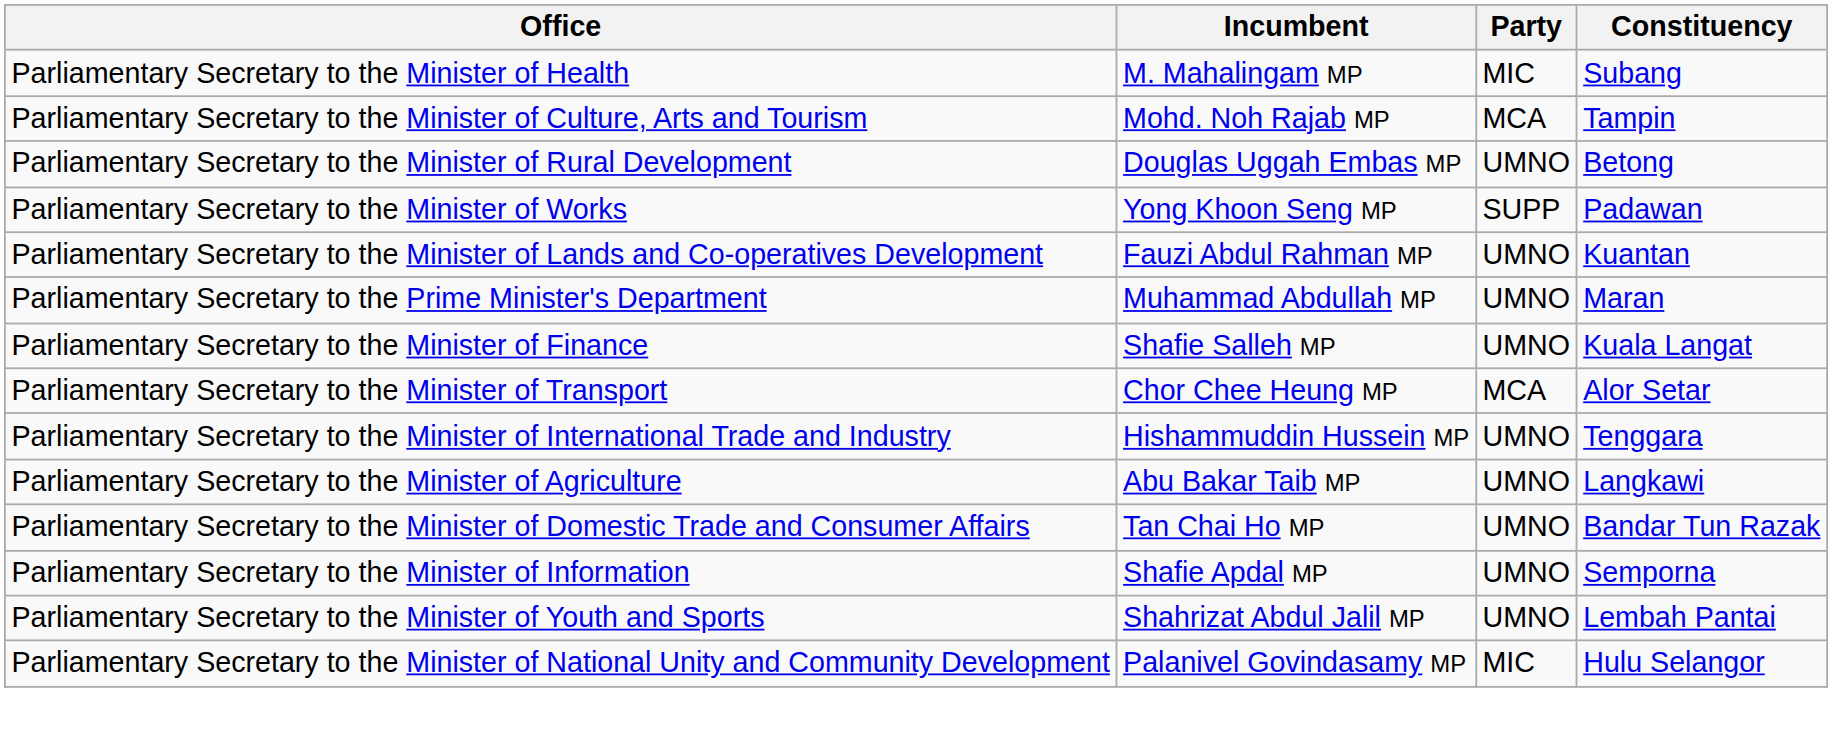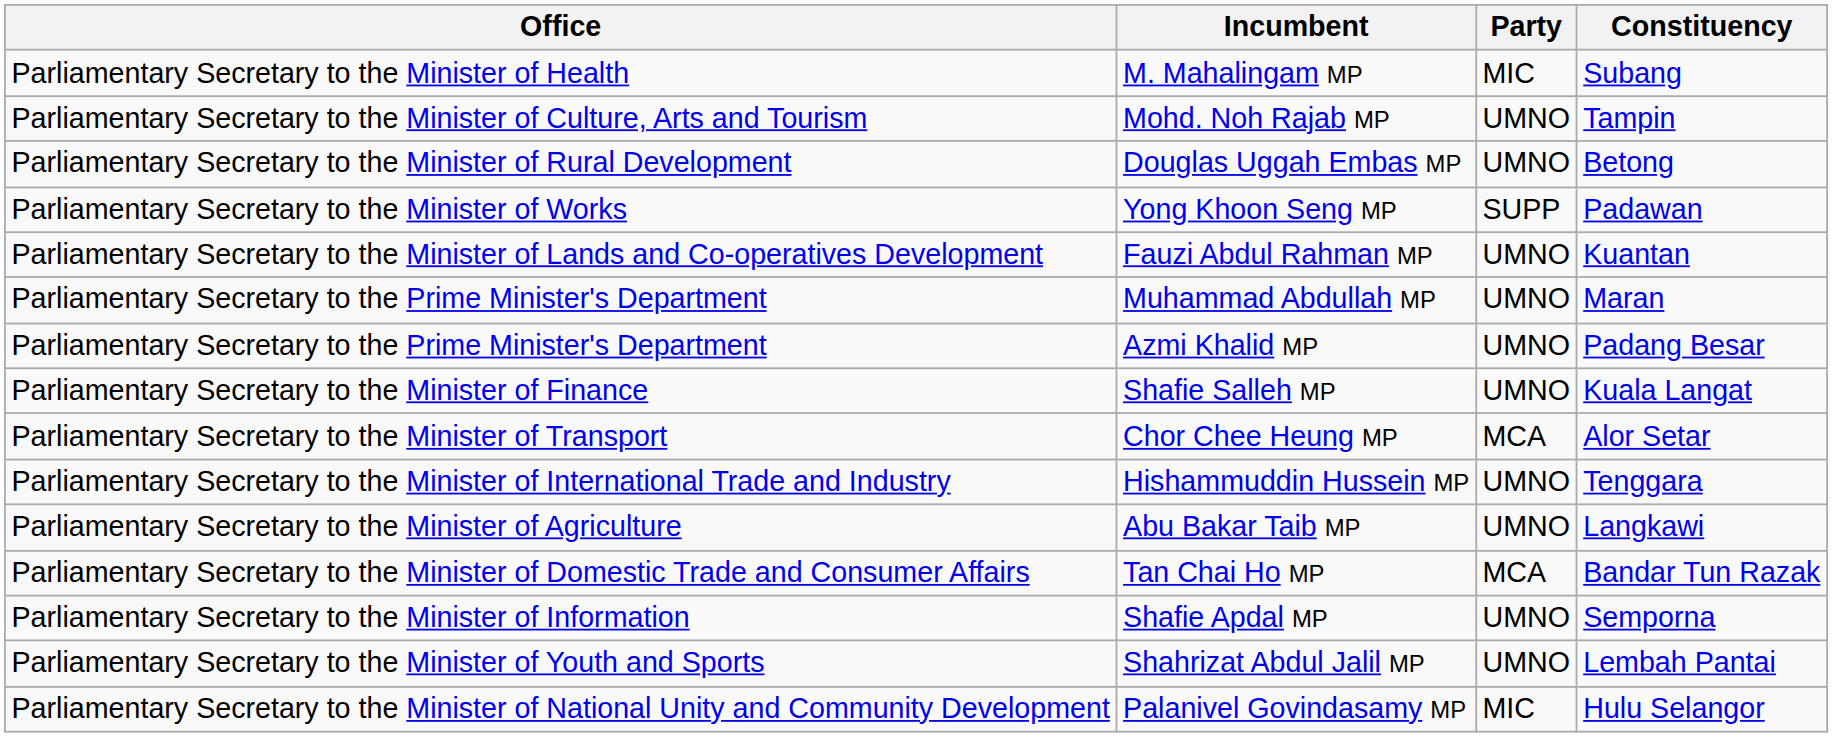(1514, 118) MCA -> (1526, 118) UMNO
+ row: (1221, 345)
(1526, 526) UMNO -> (1514, 572) MCA
